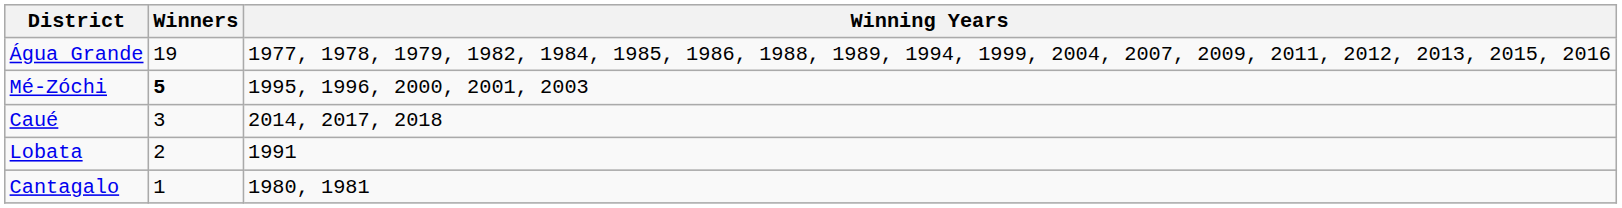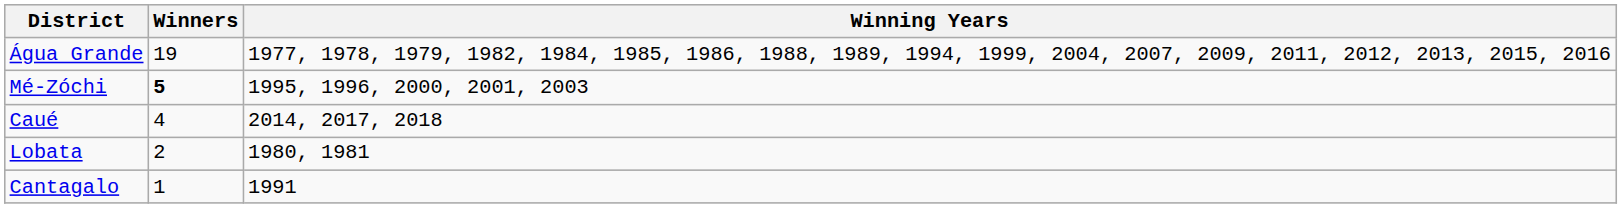(159, 120) 3 -> (159, 120) 4
(272, 154) 1991 -> (309, 154) 1980, 1981
(309, 187) 1980, 1981 -> (272, 187) 1991
